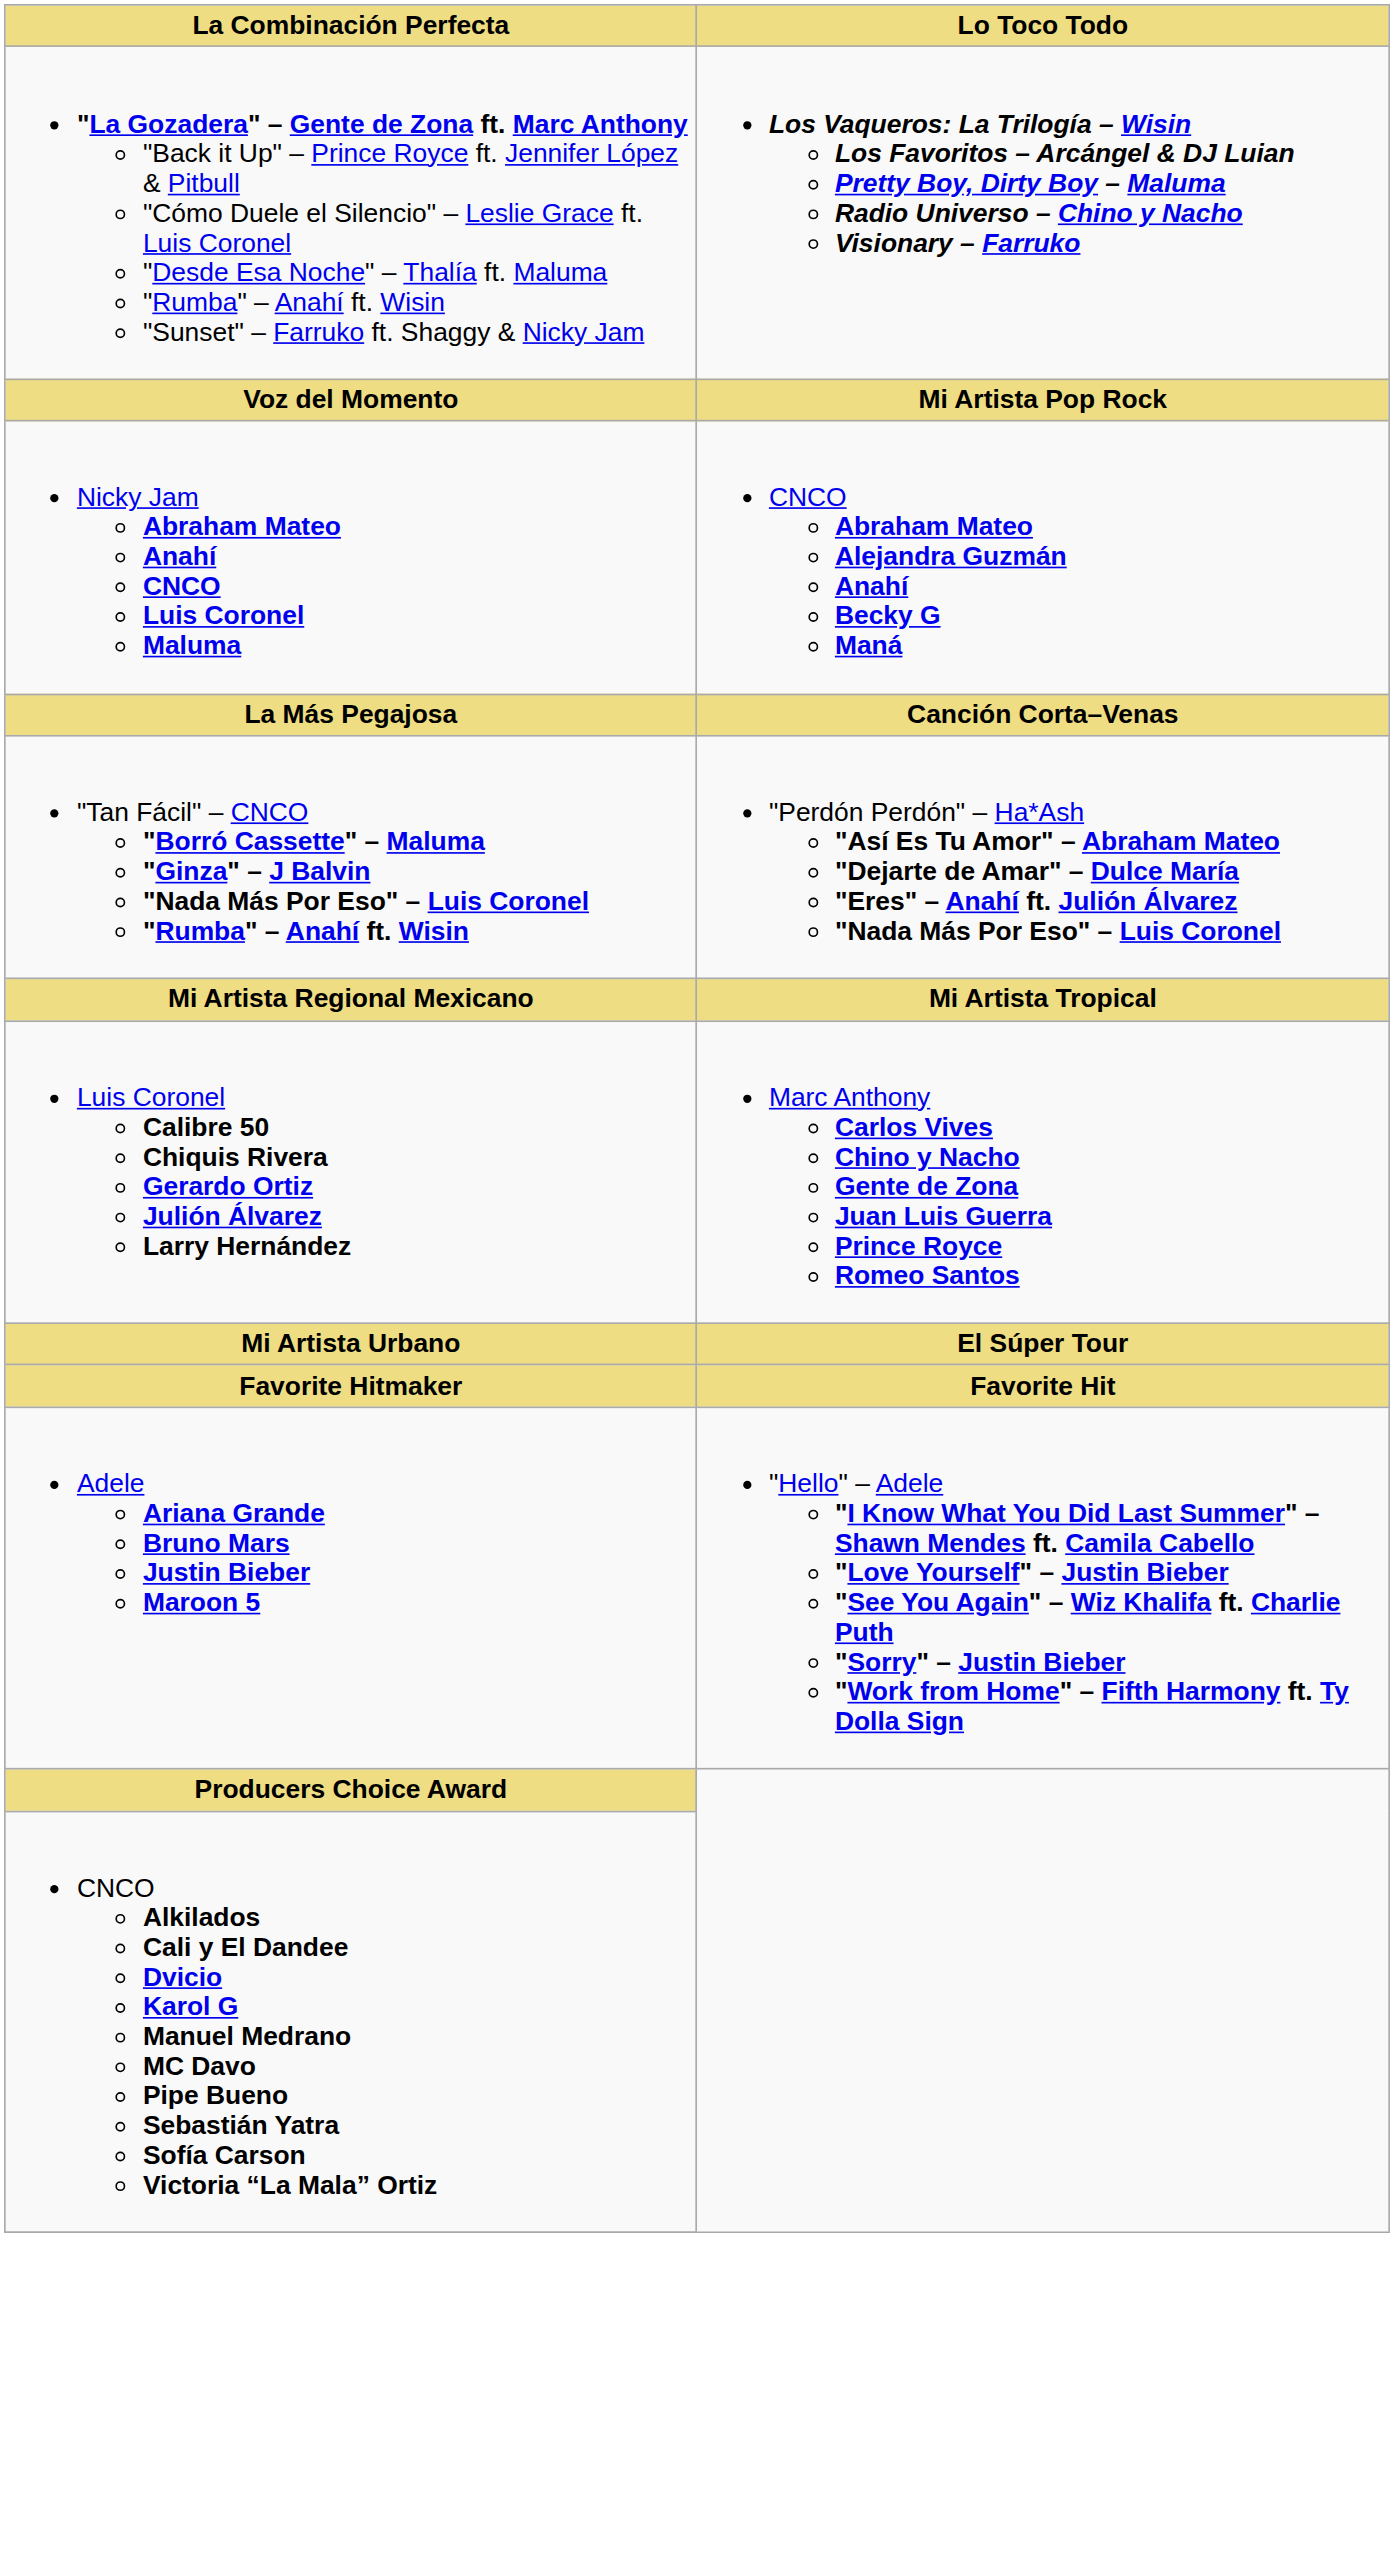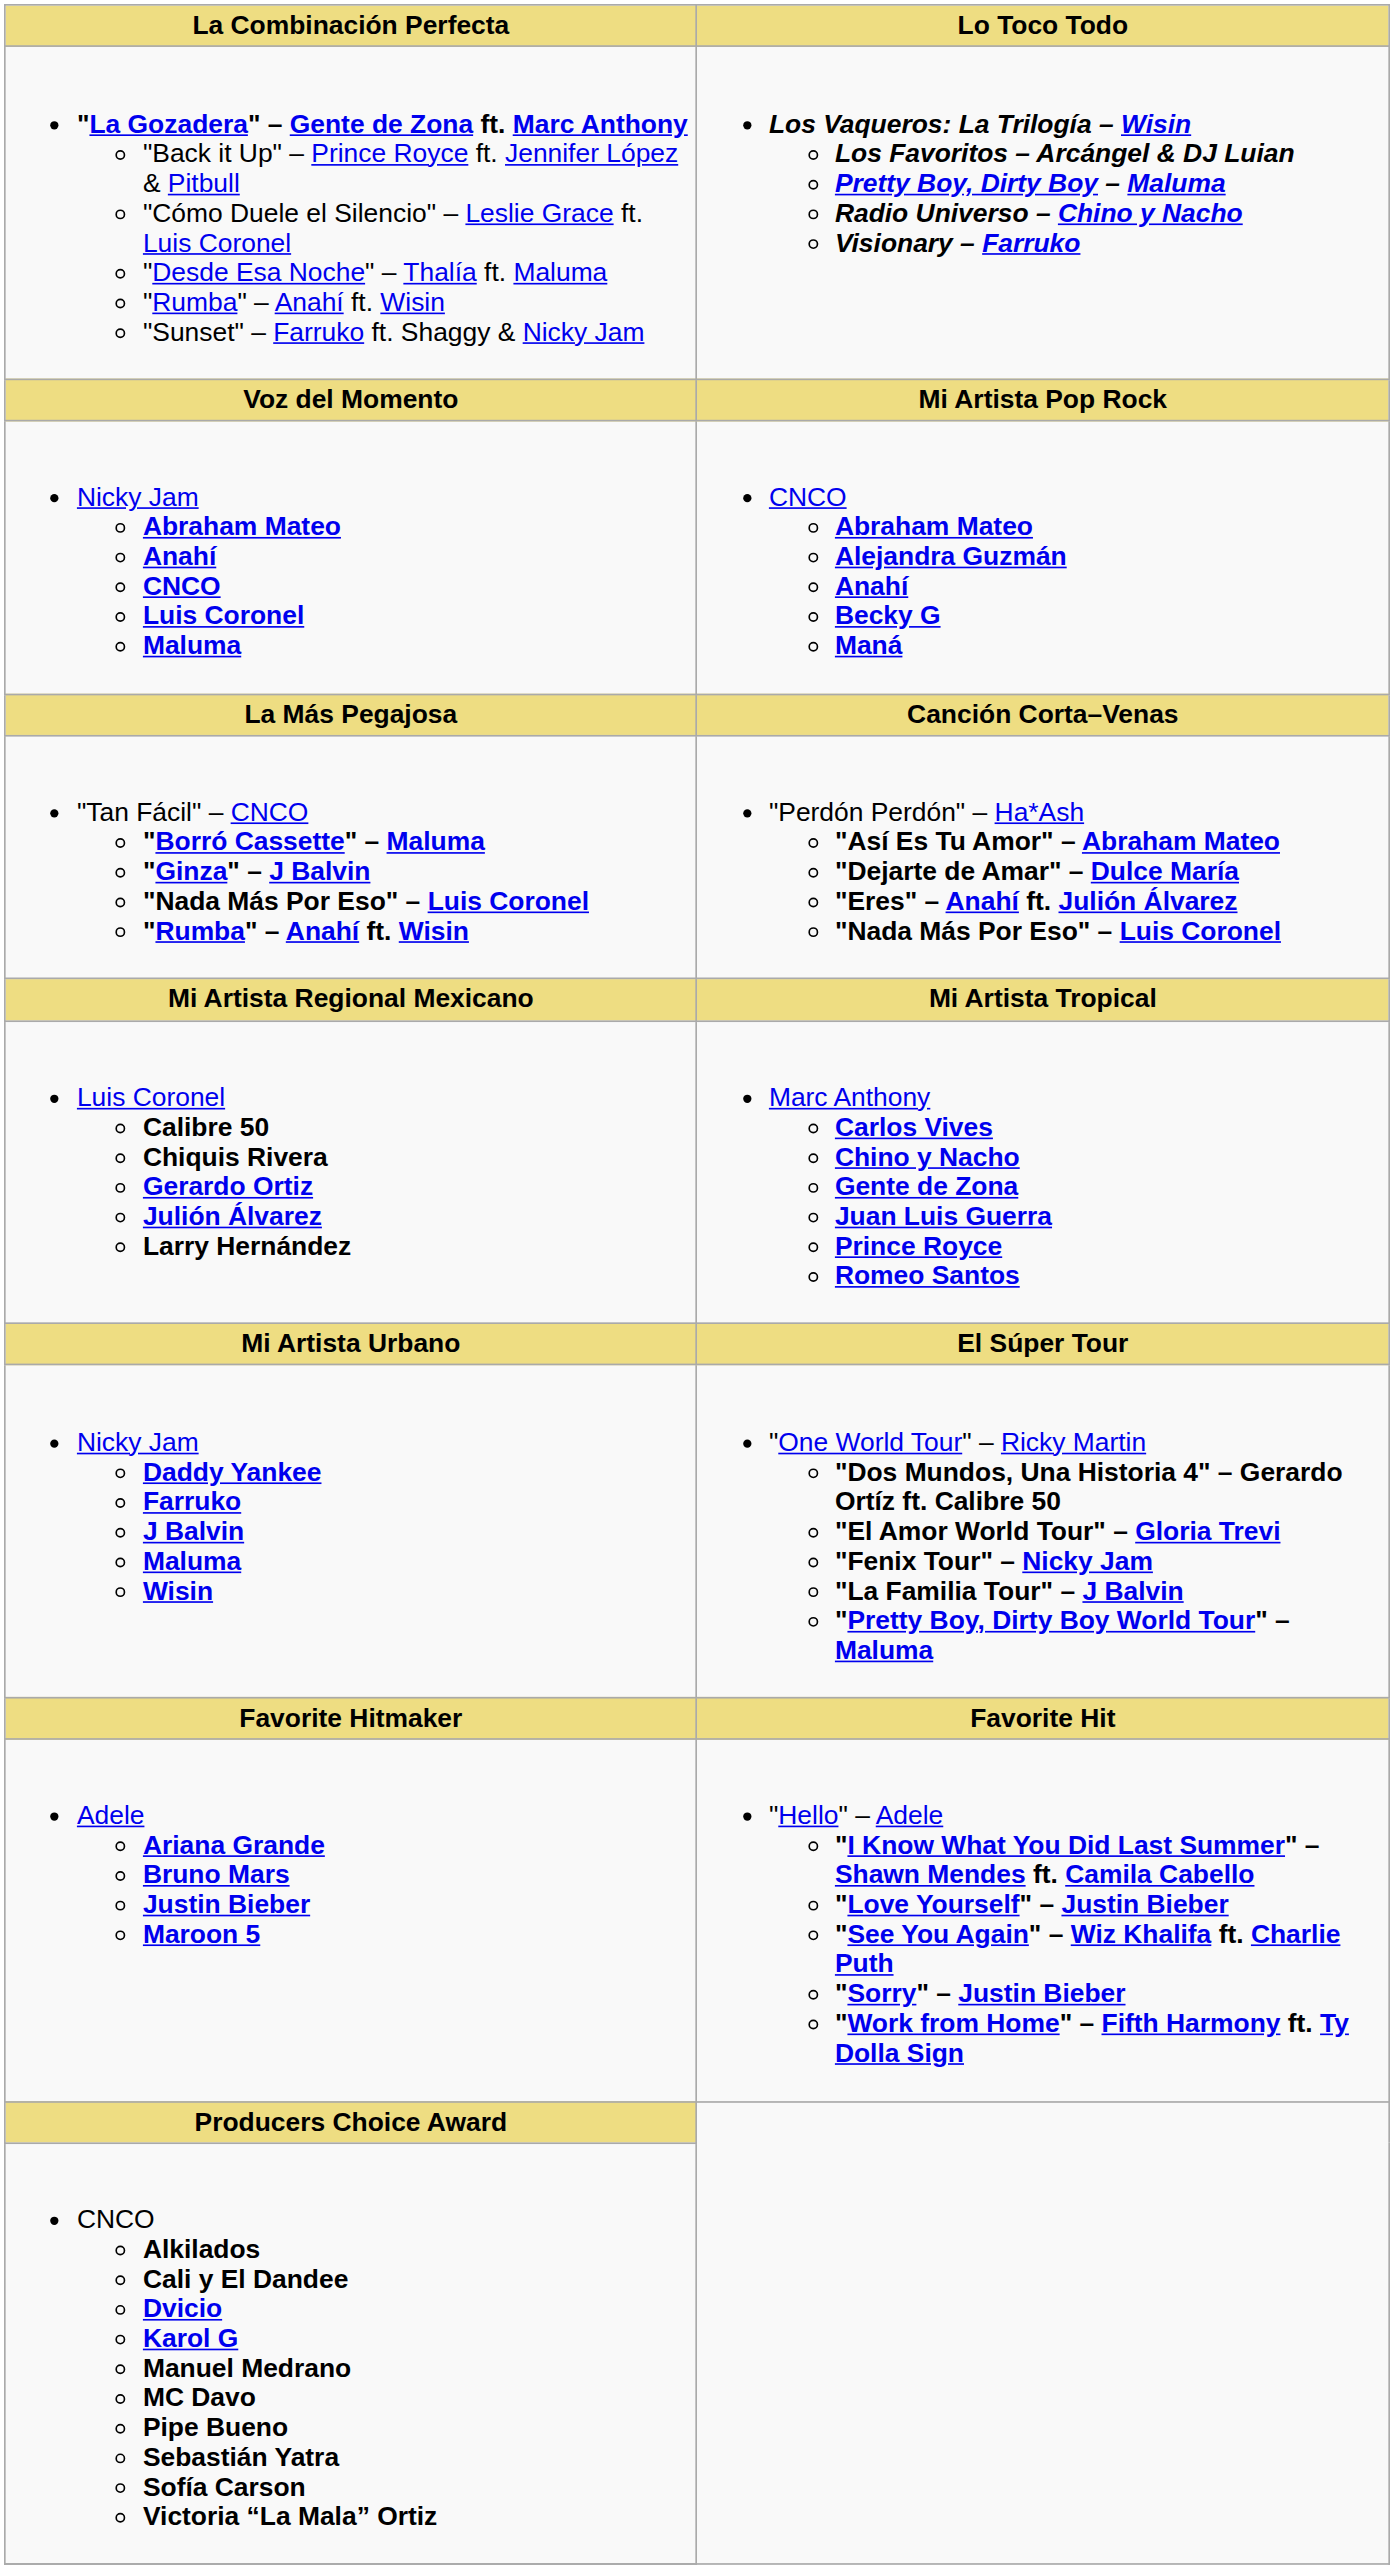+ row: (351, 1516)
